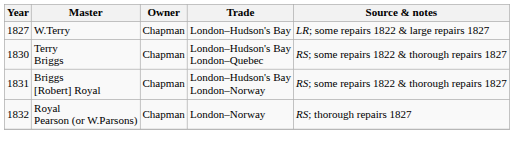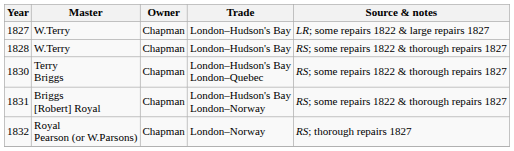+ row: (18, 48)
